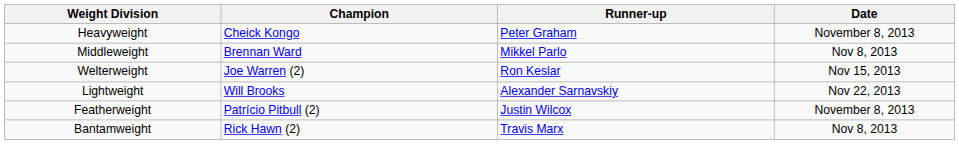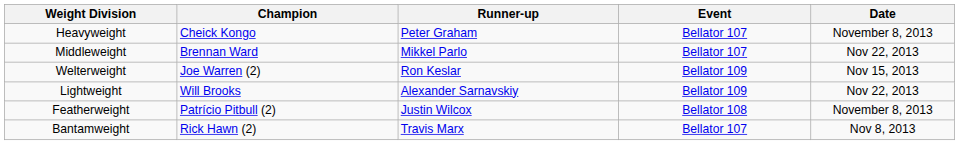+ column: (715, 14)
(864, 52) Nov 8, 2013 -> (883, 52) Nov 22, 2013
